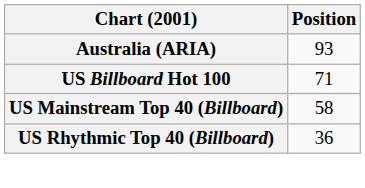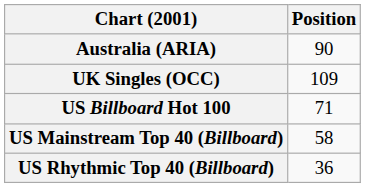(324, 49) 93 -> (324, 49) 90
+ row: (146, 78)
